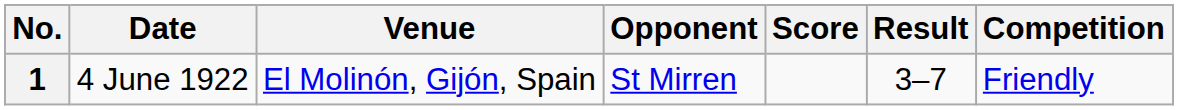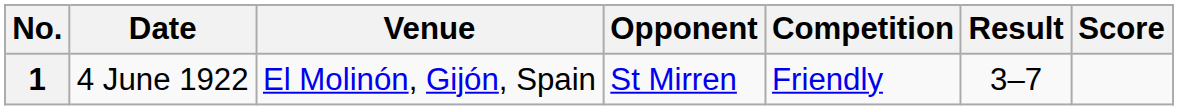columns swapped: (815, 29) <-> (1074, 29)
